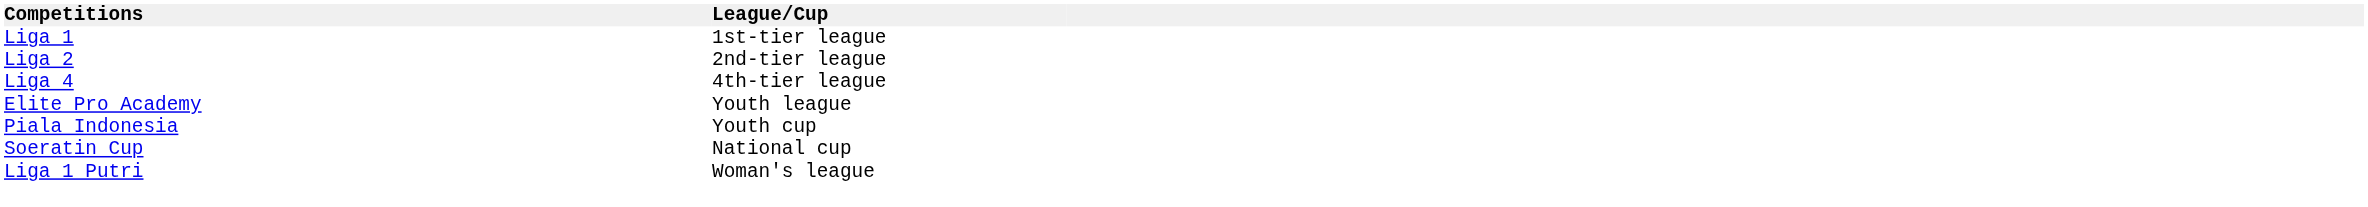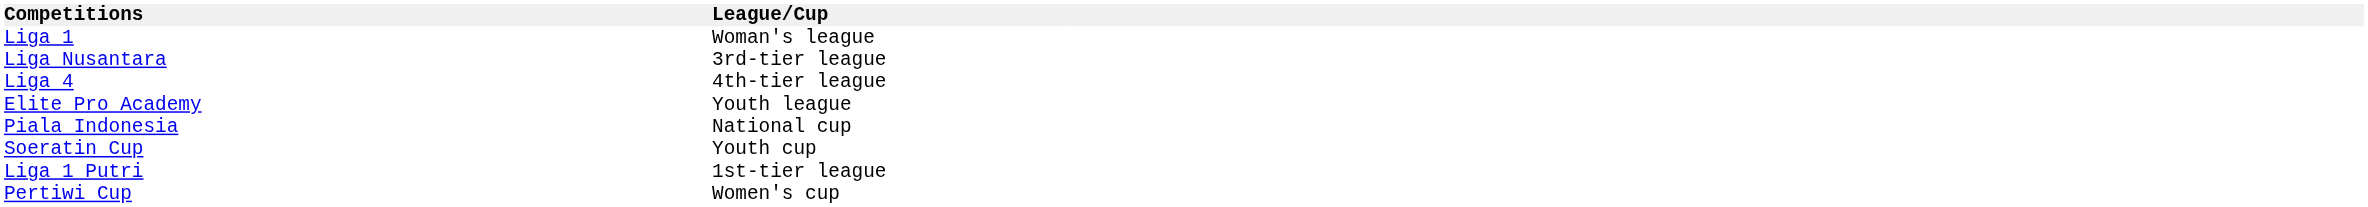(799, 38) 1st-tier league -> (793, 38) Woman's league
- row: (39, 60)
+ row: (85, 60)
(764, 127) Youth cup -> (782, 127) National cup
(782, 149) National cup -> (764, 149) Youth cup
(793, 172) Woman's league -> (799, 172) 1st-tier league
+ row: (68, 194)
